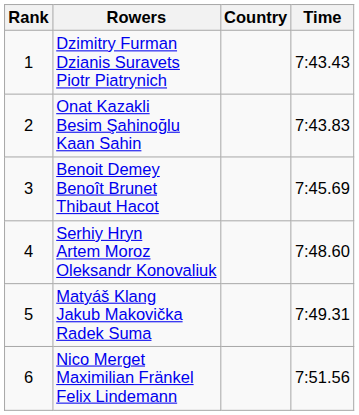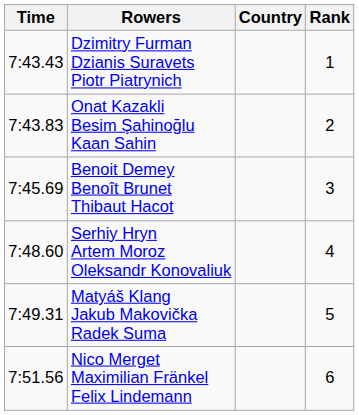columns swapped: (28, 17) <-> (322, 17)
